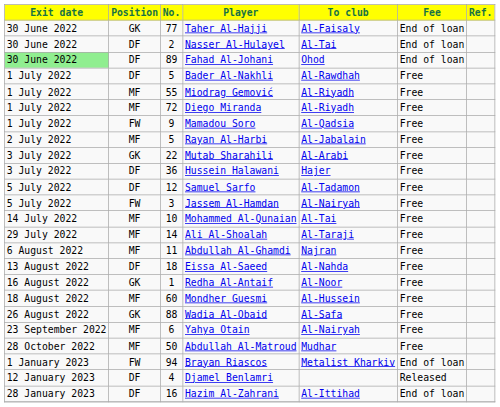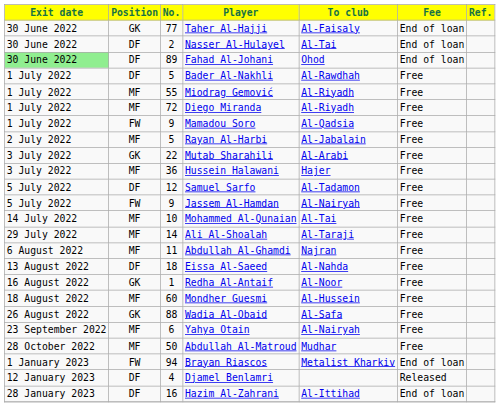(135, 171) DF -> (135, 171) MF
(172, 203) 3 -> (172, 203) 9
